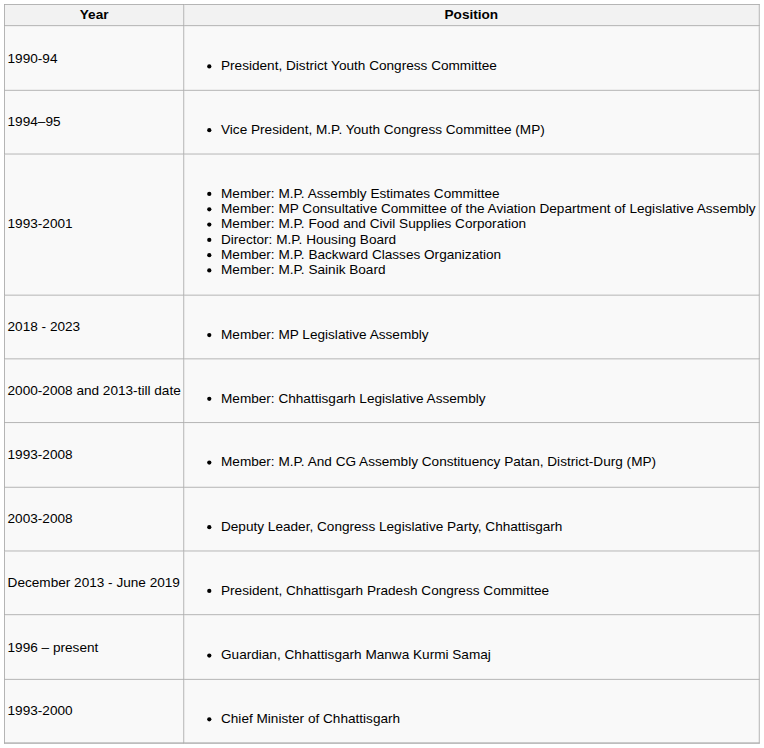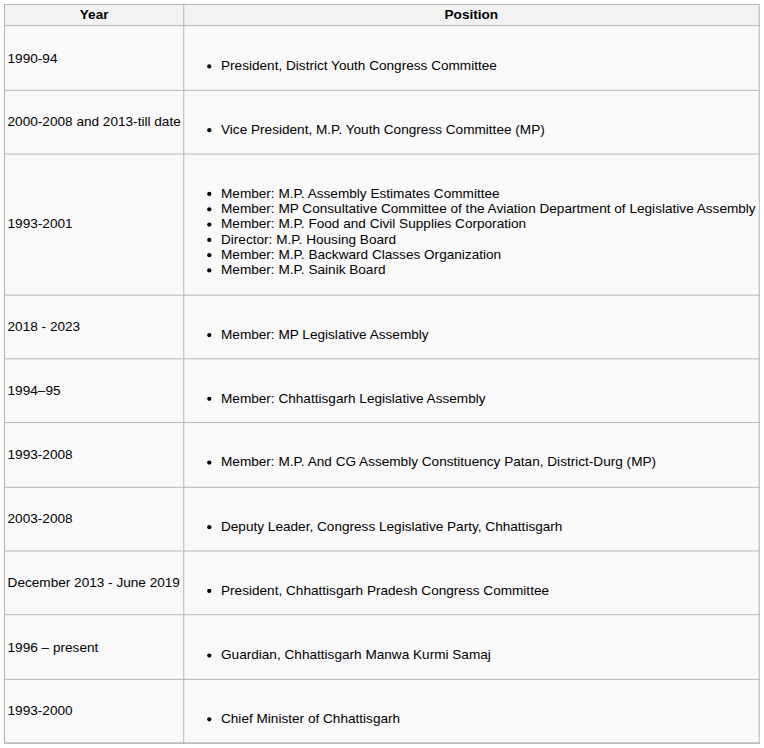(34, 122) 1994–95 -> (94, 122) 2000-2008 and 2013-till date
(94, 390) 2000-2008 and 2013-till date -> (34, 390) 1994–95
